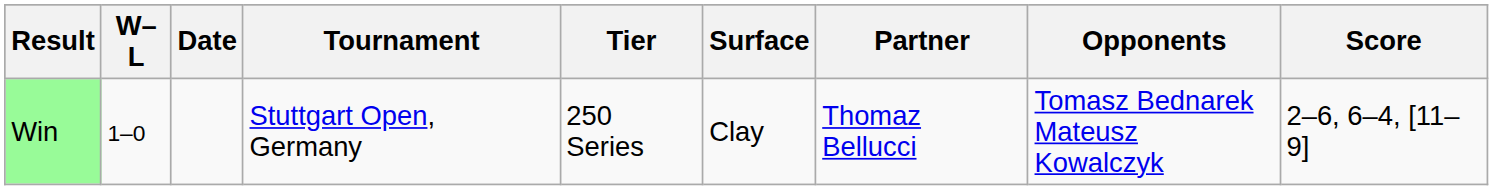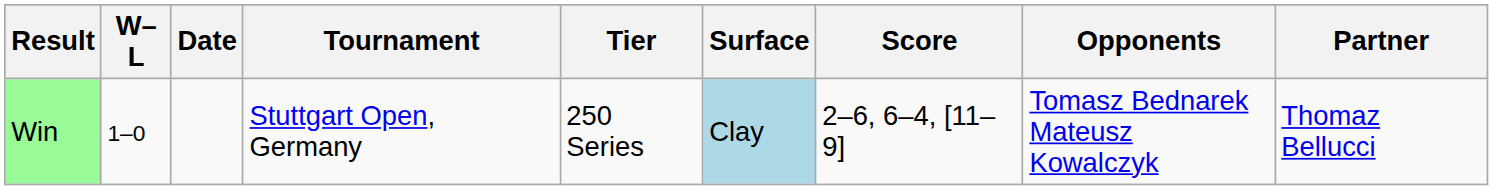columns swapped: (922, 41) <-> (1384, 41)
(737, 131) no background -> (737, 131) lightblue background
